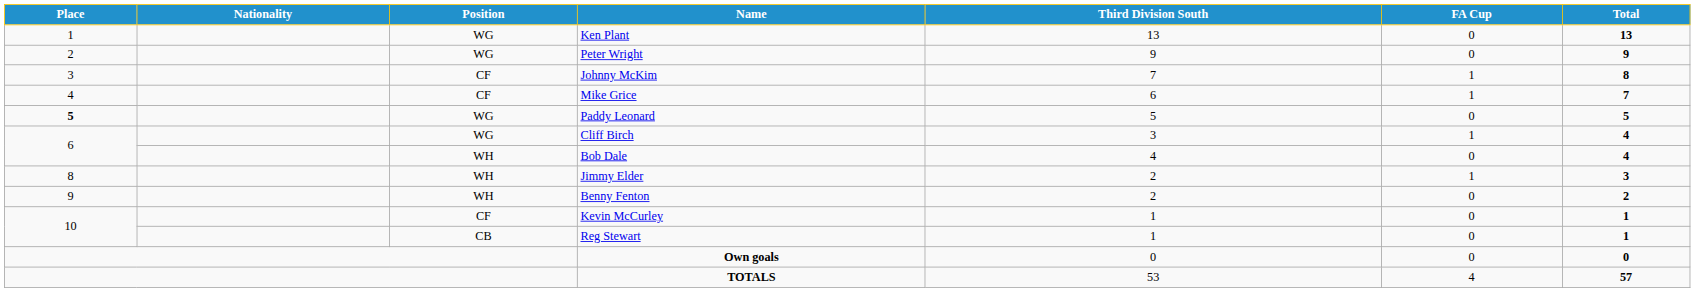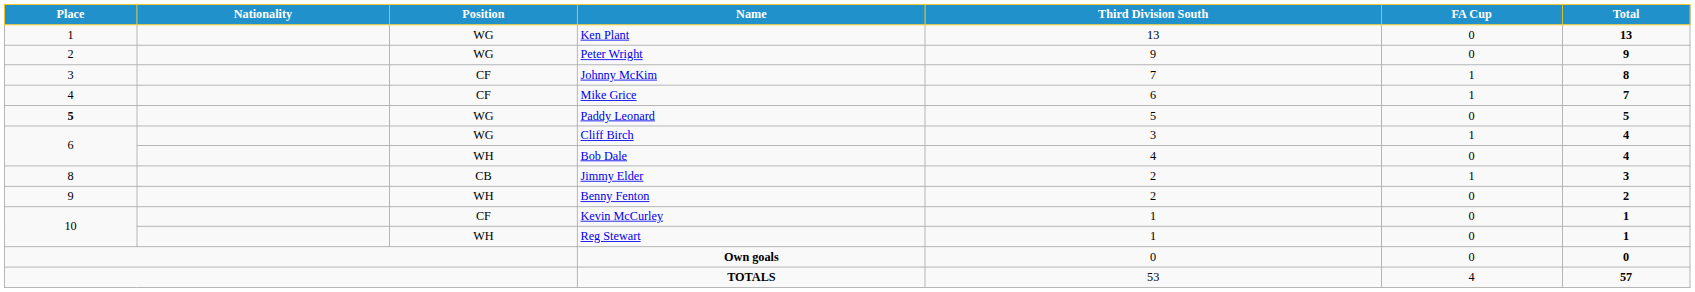(483, 176) WH -> (483, 176) CB
(483, 237) CB -> (483, 237) WH
